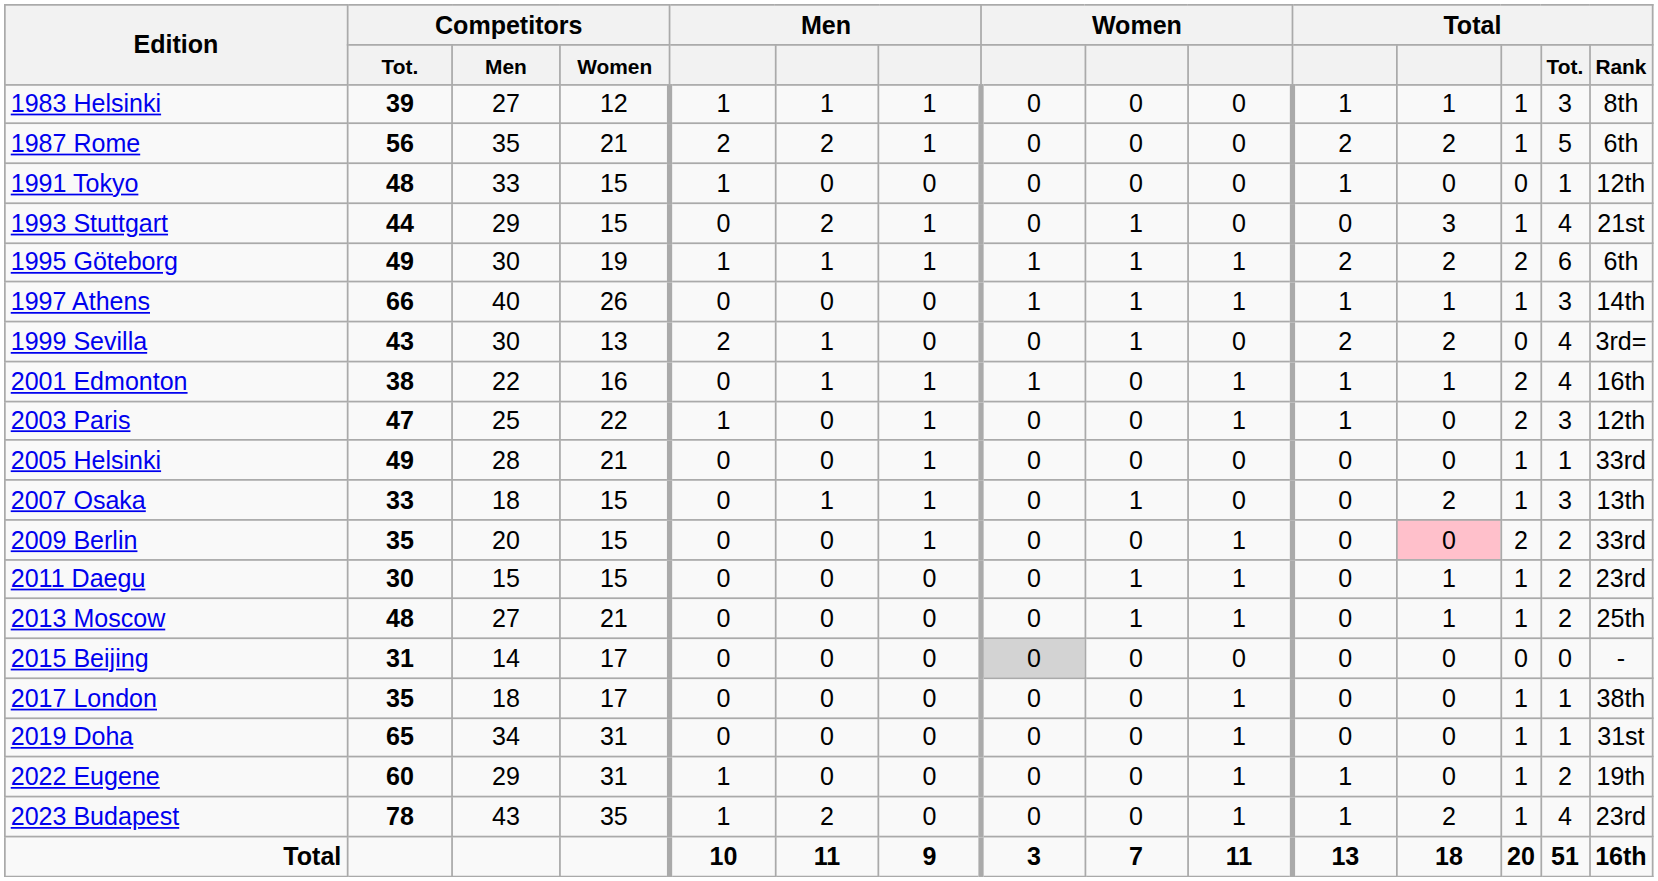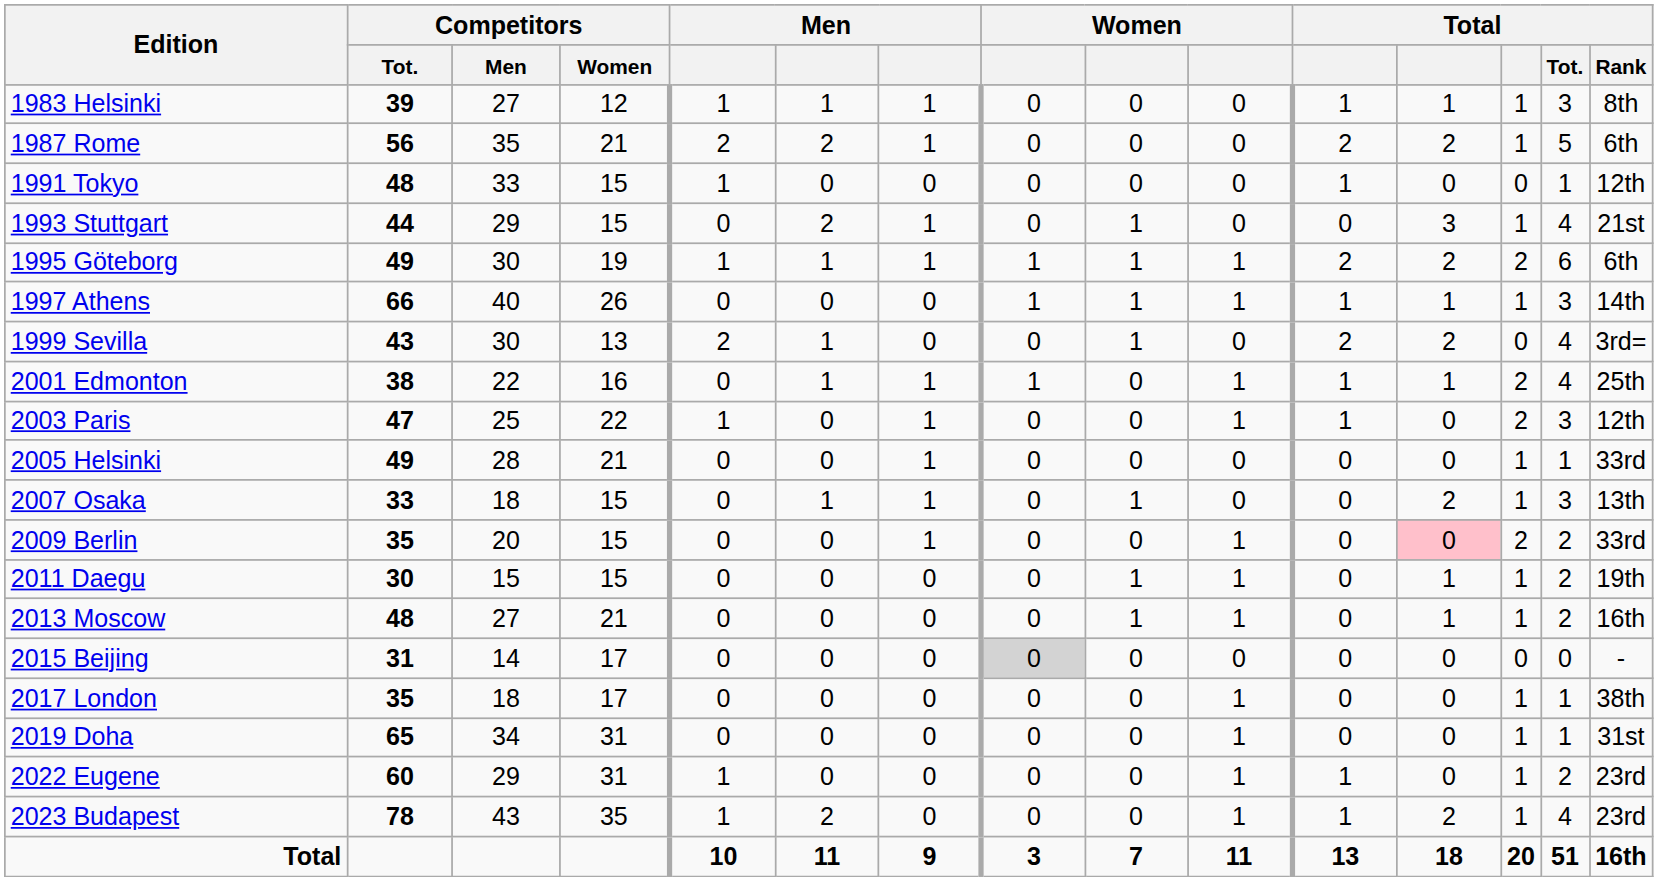(1621, 381) 16th -> (1621, 381) 25th
(1621, 579) 23rd -> (1621, 579) 19th
(1621, 619) 25th -> (1621, 619) 16th
(1621, 777) 19th -> (1621, 777) 23rd
